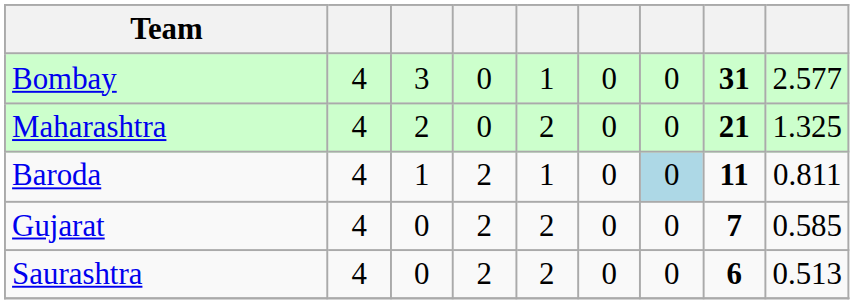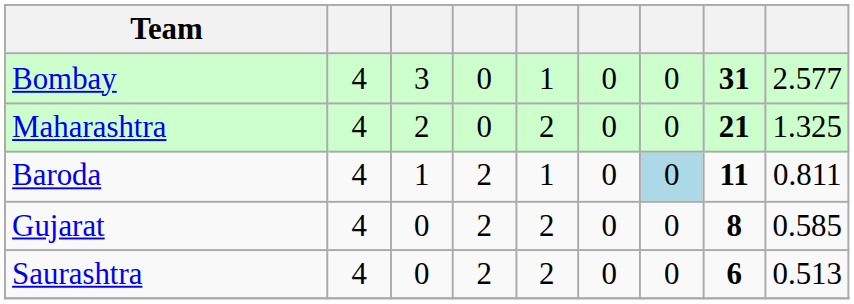(734, 224) 7 -> (734, 224) 8
